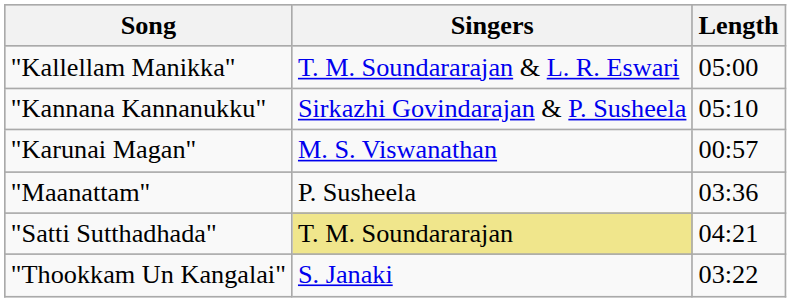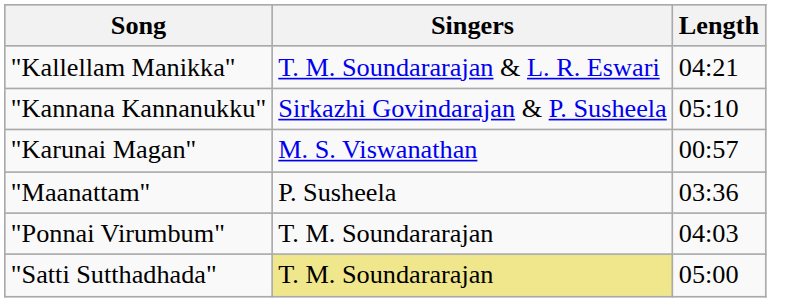(728, 66) 05:00 -> (709, 66) 04:21
+ row: (118, 233)
(728, 233) 04:21 -> (709, 274) 05:00
- row: (148, 274)
